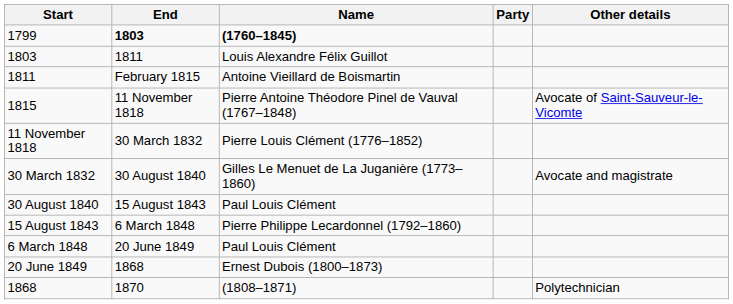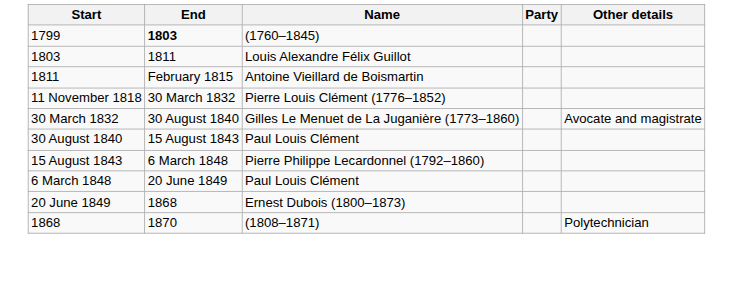(259, 35) bold -> (282, 35) normal
- row: (22, 105)
